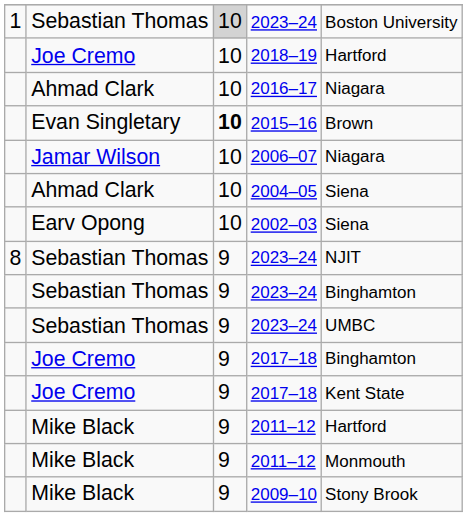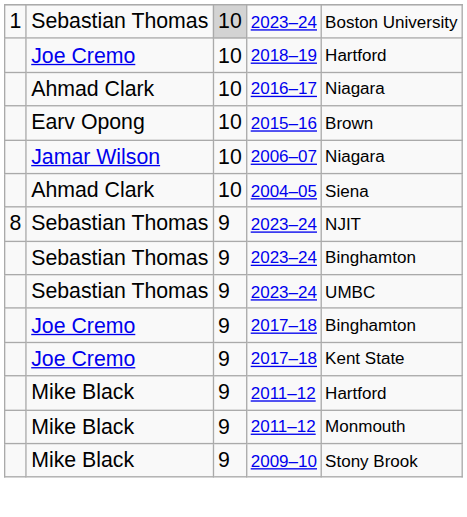(106, 122) Evan Singletary -> (88, 122) Earv Opong
(230, 122) bold -> (230, 122) normal
- row: (15, 224)
